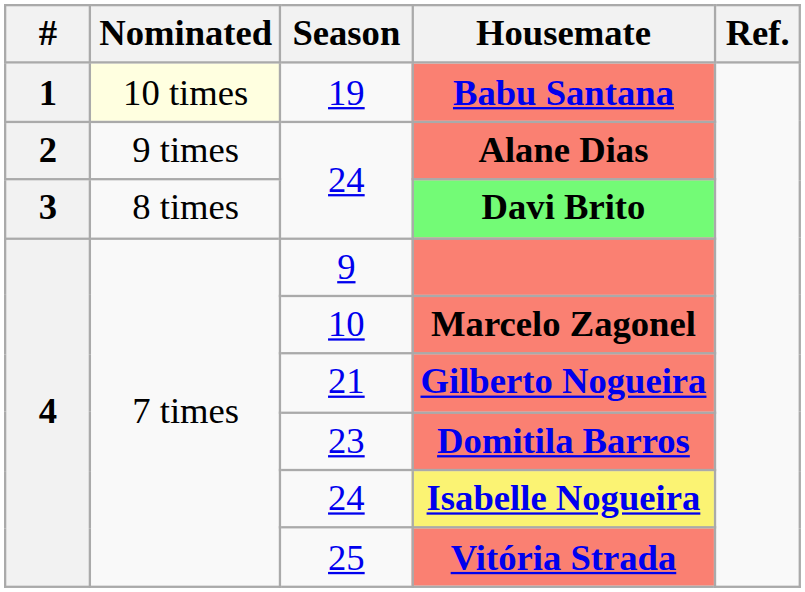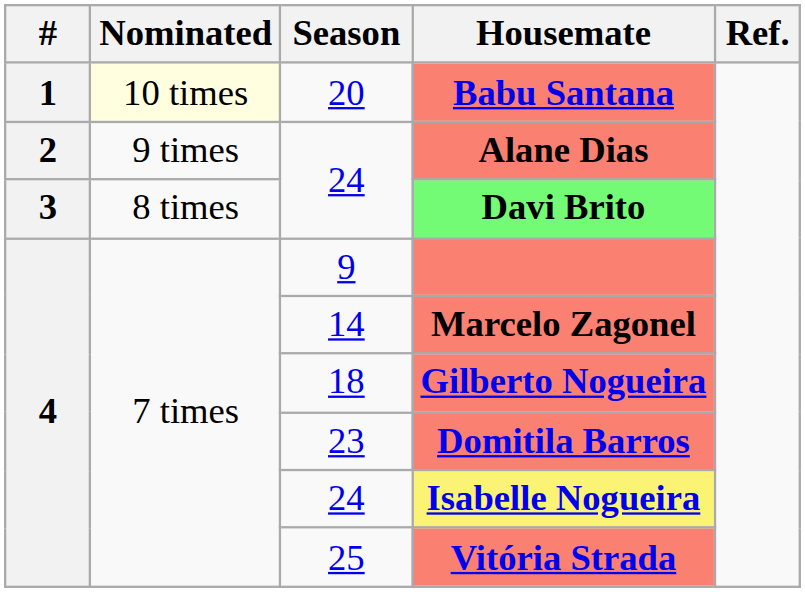(346, 91) 19 -> (346, 91) 20
(346, 324) 10 -> (346, 324) 14
(346, 382) 21 -> (346, 382) 18
